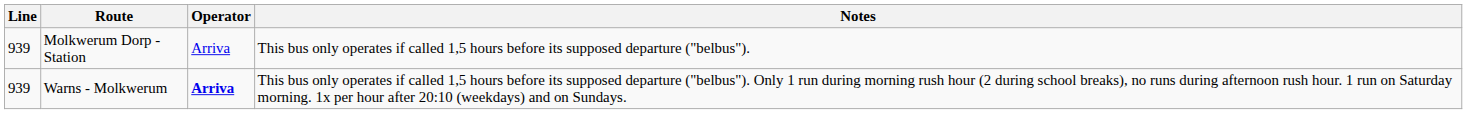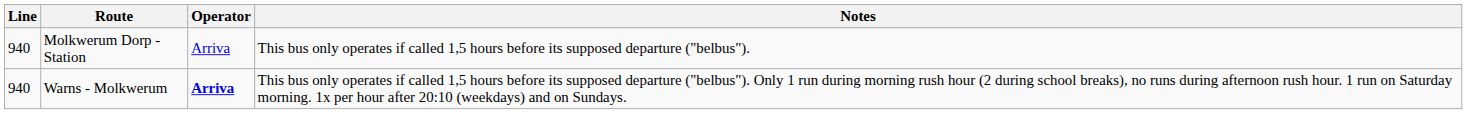(19, 48) 939 -> (19, 48) 940
(19, 88) 939 -> (19, 88) 940
